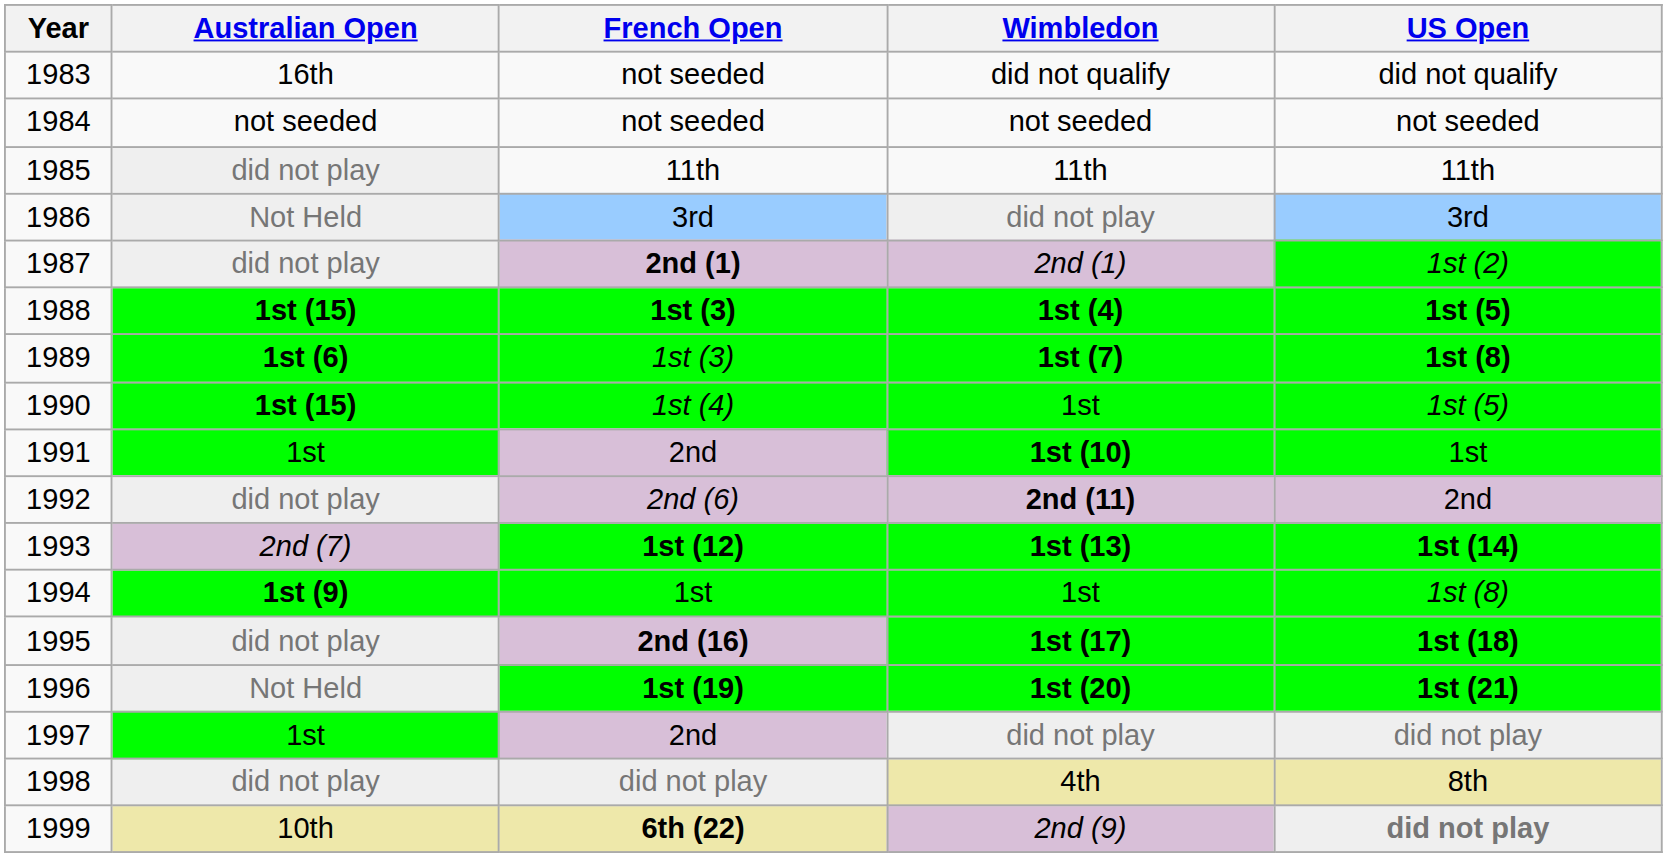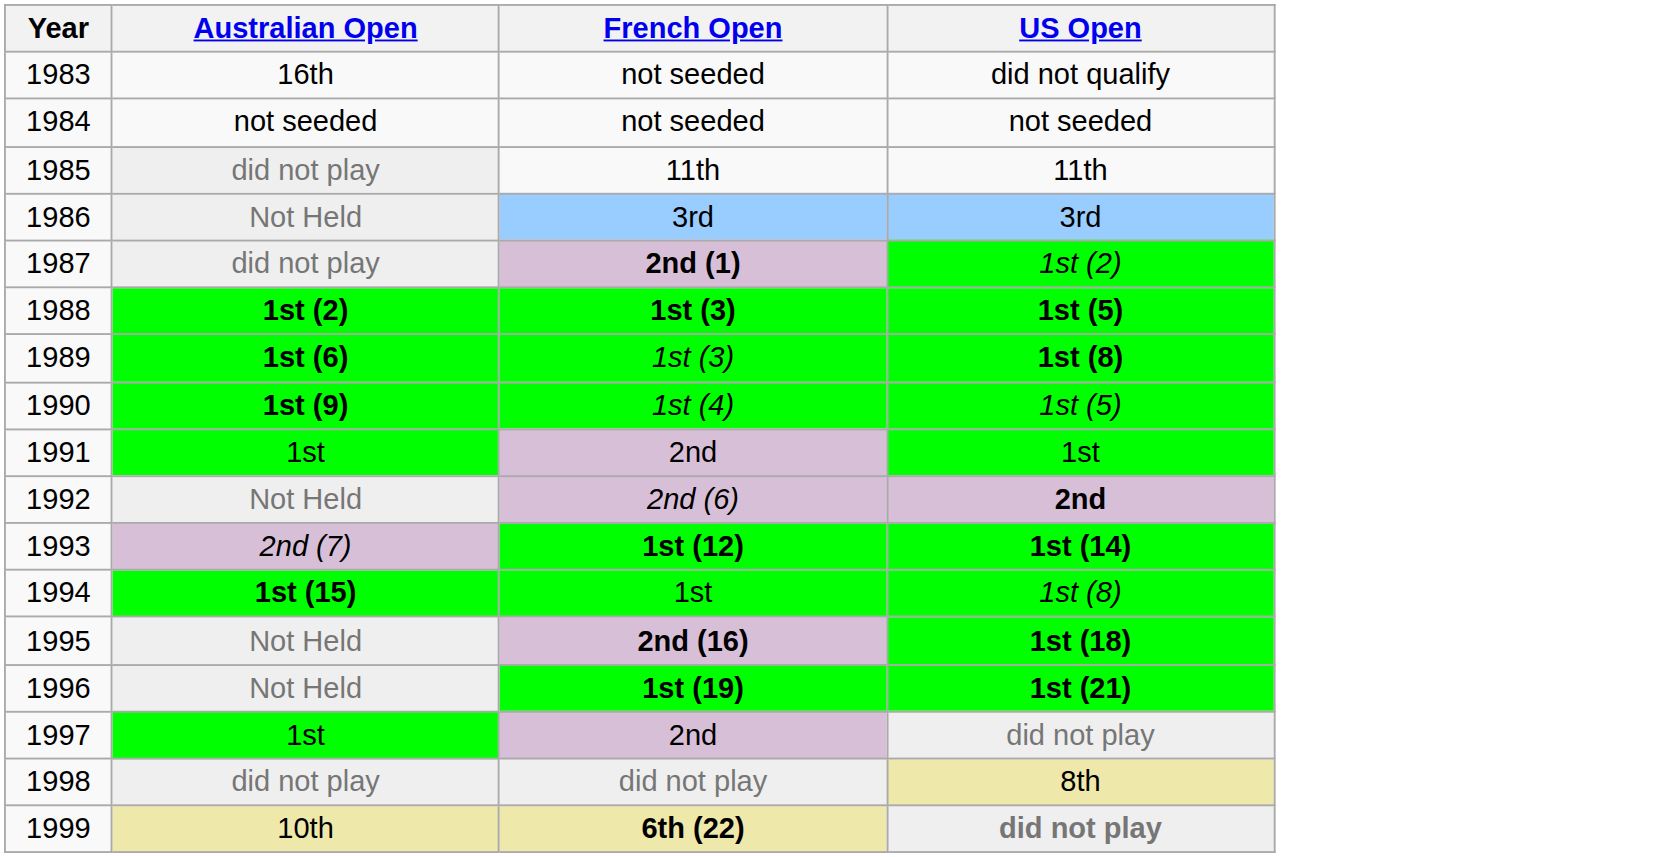- column: (1080, 27)
(306, 310) 1st (15) -> (306, 310) 1st (2)
(306, 404) 1st (15) -> (306, 404) 1st (9)
(306, 498) did not play -> (306, 498) Not Held
(1468, 498) normal -> (1080, 498) bold
(306, 592) 1st (9) -> (306, 592) 1st (15)
(306, 639) did not play -> (306, 639) Not Held
